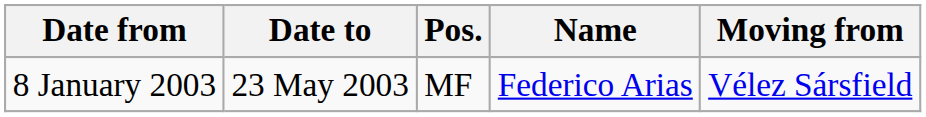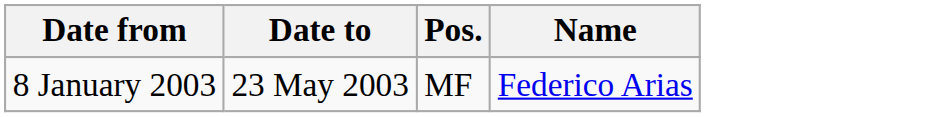- column: (810, 30)
